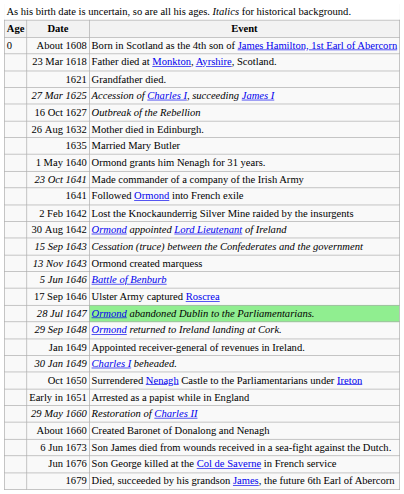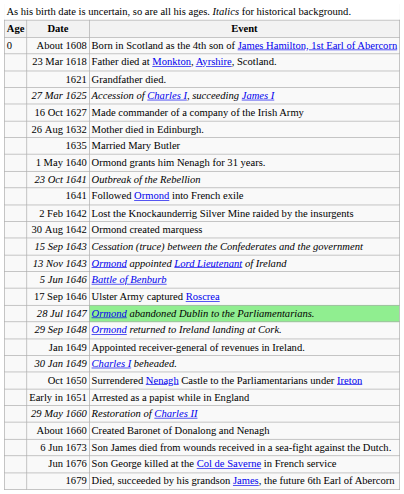(146, 112) Outbreak of the Rebellion -> (198, 112) Made commander of a company of the Irish Army
(198, 179) Made commander of a company of the Irish Army -> (146, 179) Outbreak of the Rebellion
(189, 229) Ormond appointed Lord Lieutenant of Ireland -> (147, 229) Ormond created marquess
(147, 263) Ormond created marquess -> (189, 263) Ormond appointed Lord Lieutenant of Ireland
